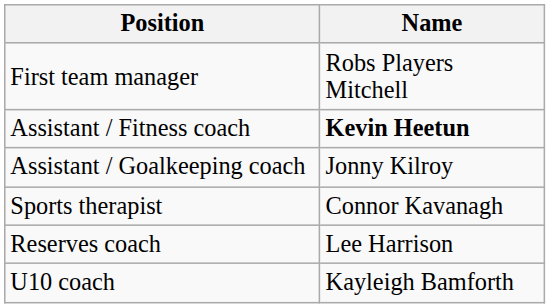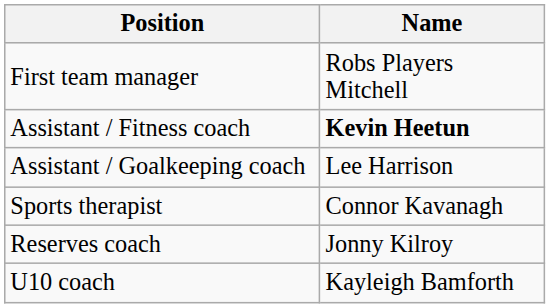(389, 166) Jonny Kilroy -> (389, 166) Lee Harrison
(389, 243) Lee Harrison -> (389, 243) Jonny Kilroy
